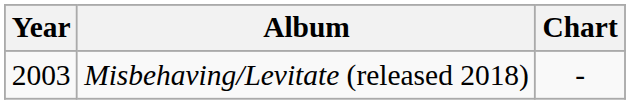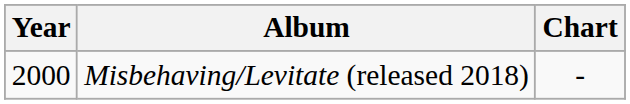(41, 74) 2003 -> (41, 74) 2000
